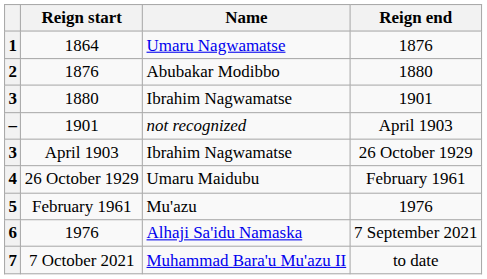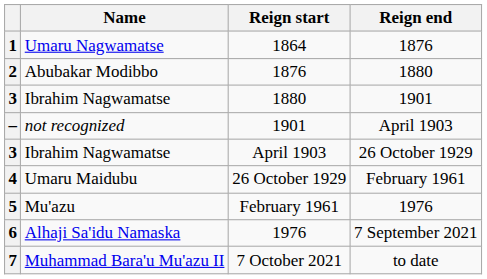columns swapped: (246, 17) <-> (82, 17)
